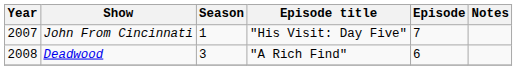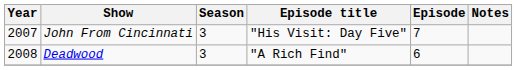(203, 35) 1 -> (203, 35) 3
